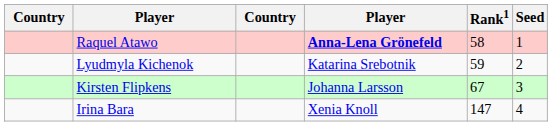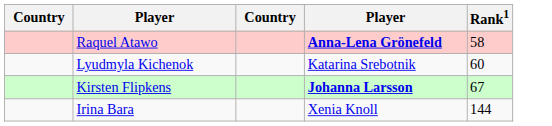- column: (530, 17)
(477, 64) 59 -> (477, 64) 60
(355, 87) normal -> (360, 87) bold
(481, 109) 147 -> (481, 109) 144
